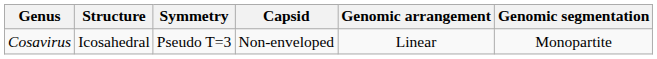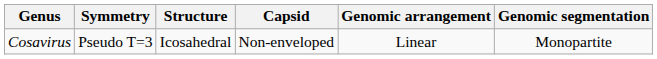columns swapped: (114, 16) <-> (194, 16)
